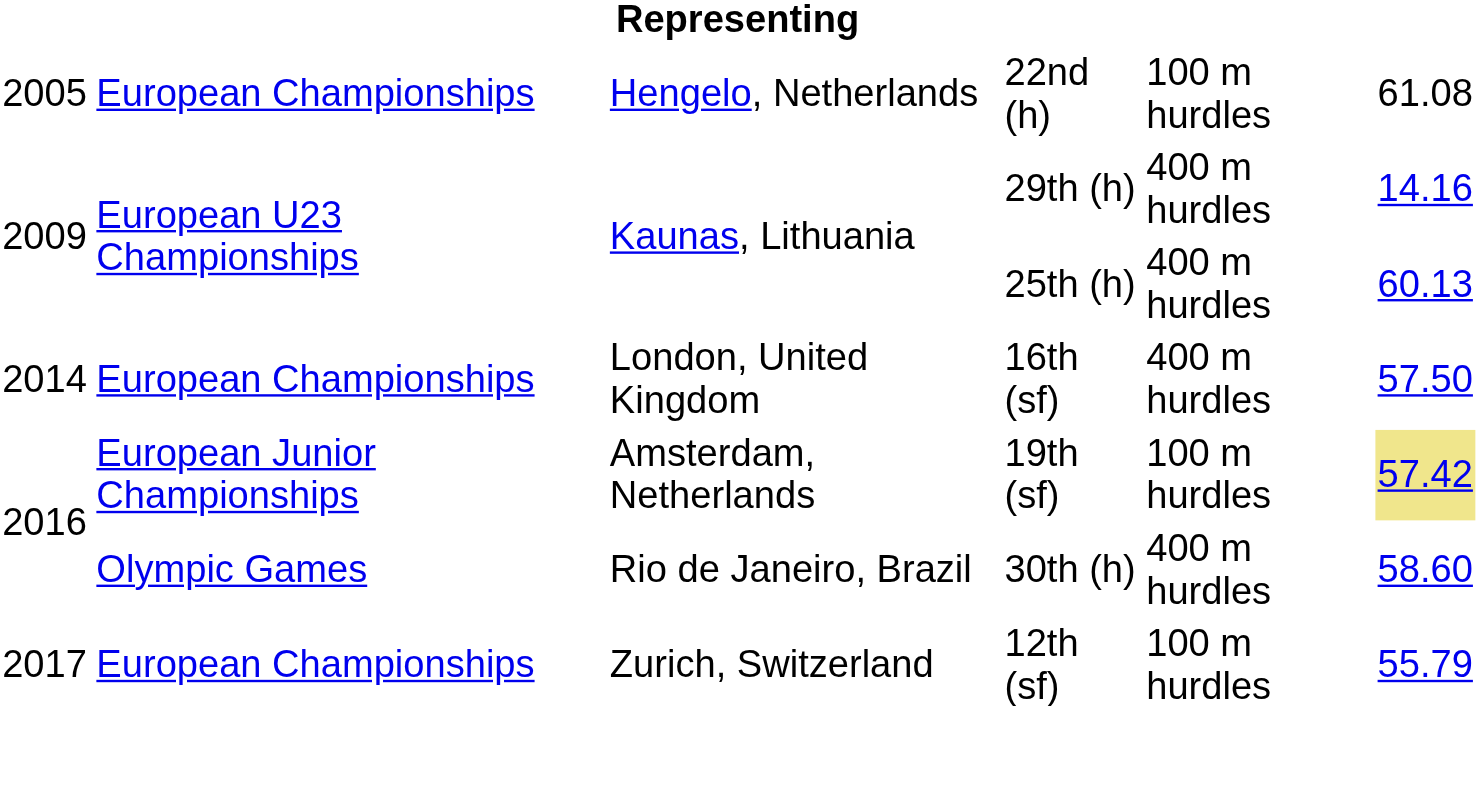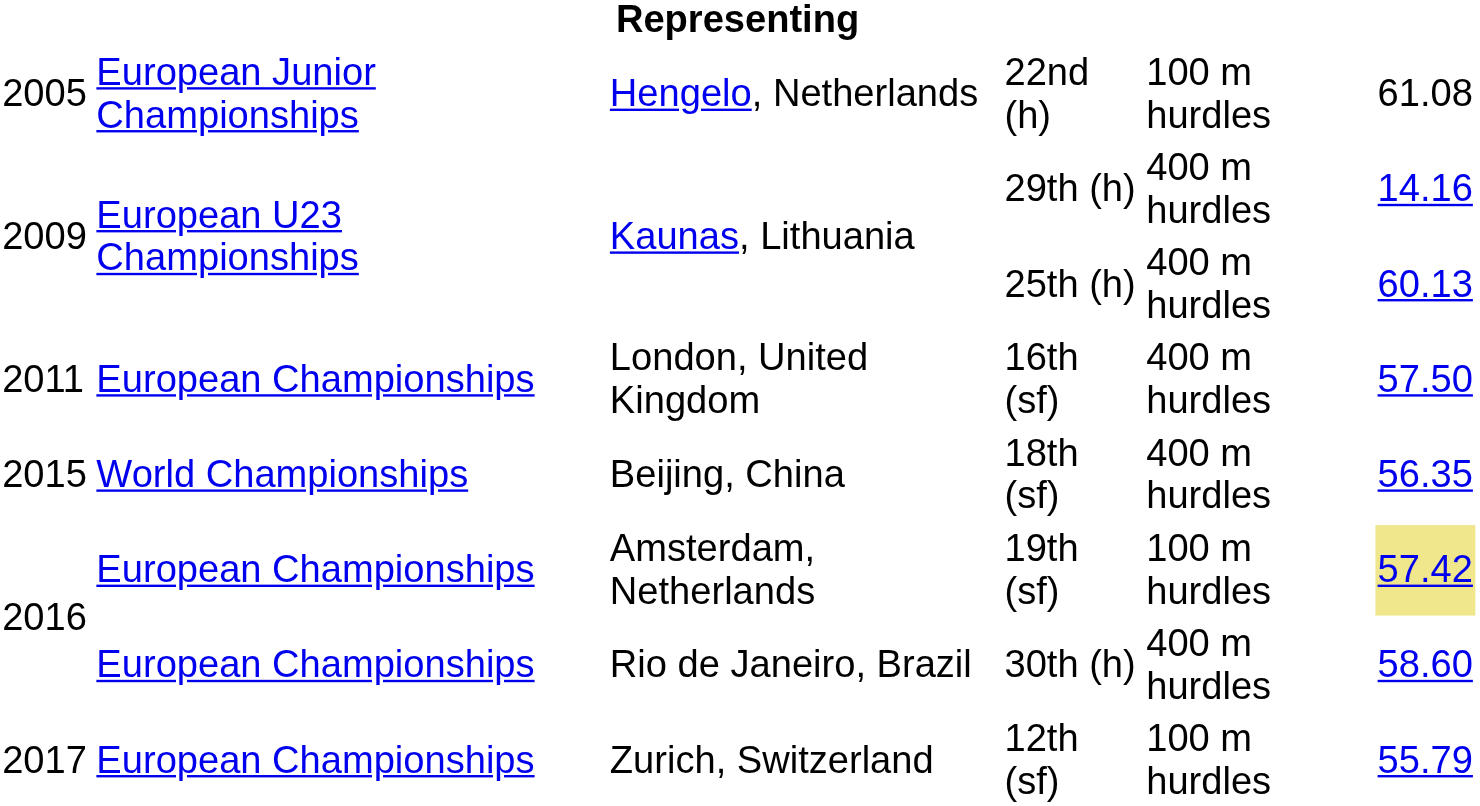(315, 93) European Championships -> (236, 93) European Junior Championships
(44, 379) 2014 -> (43, 379) 2011
+ row: (1042, 474)
(236, 474) European Junior Championships -> (315, 569) European Championships
(232, 569) Olympic Games -> (315, 664) European Championships
